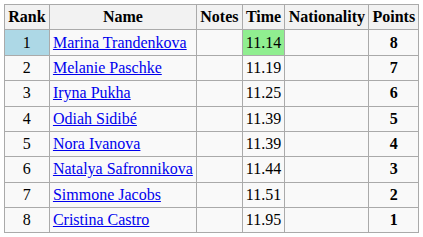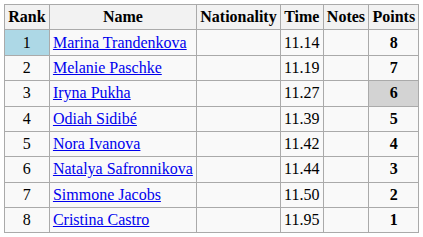columns swapped: (327, 17) <-> (219, 17)
(264, 42) lightgreen background -> (302, 42) no background
(264, 93) 11.25 -> (302, 93) 11.27
(394, 93) no background -> (394, 93) lightgrey background
(264, 144) 11.39 -> (302, 144) 11.42
(264, 194) 11.51 -> (302, 194) 11.50
